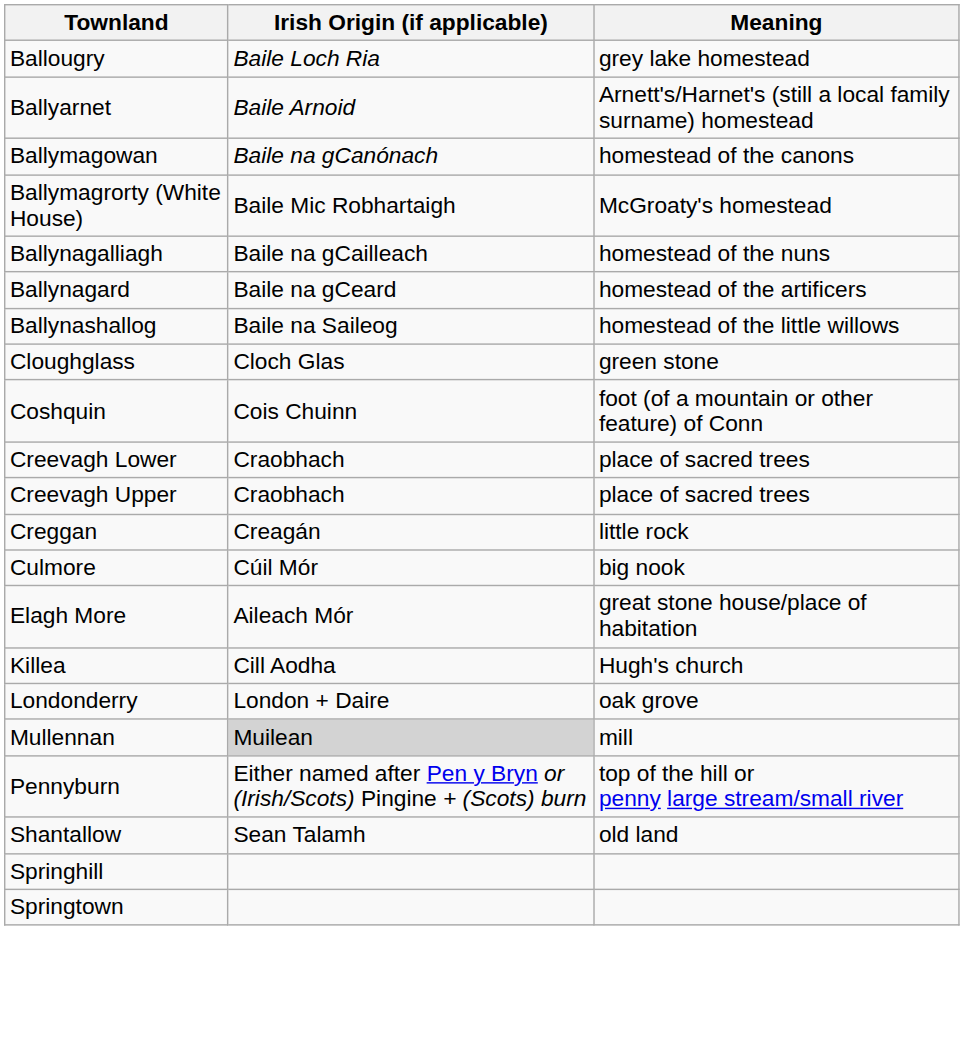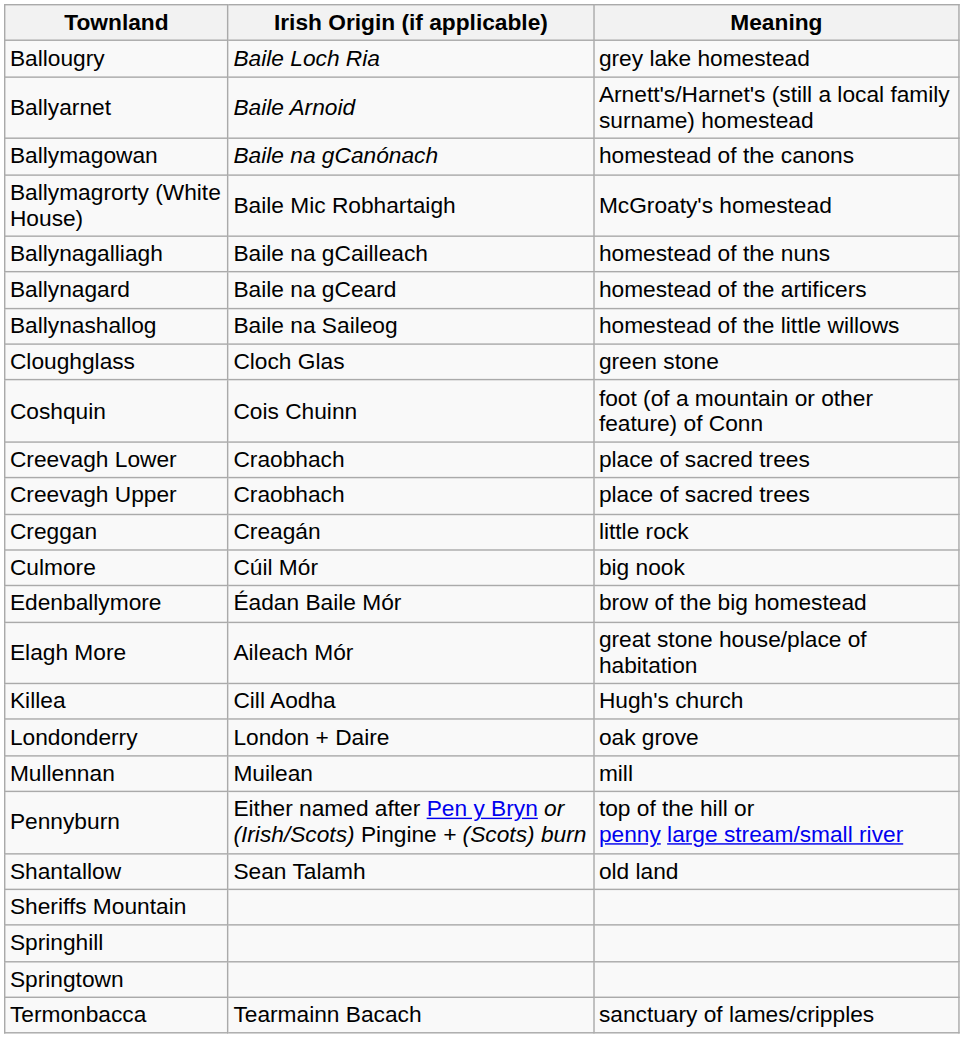+ row: (86, 603)
(273, 737) lightgrey background -> (273, 773) no background
+ row: (98, 906)
+ row: (78, 1015)
